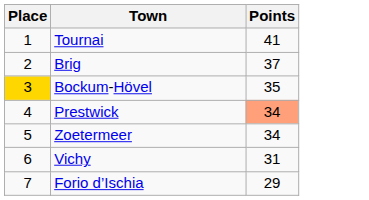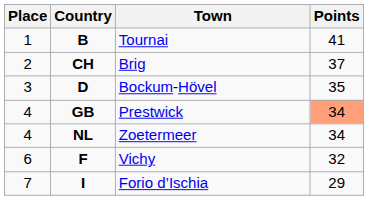+ column: (83, 16)
(28, 87) gold background -> (28, 87) no background
(28, 135) 5 -> (28, 135) 4
(272, 159) 31 -> (337, 159) 32
